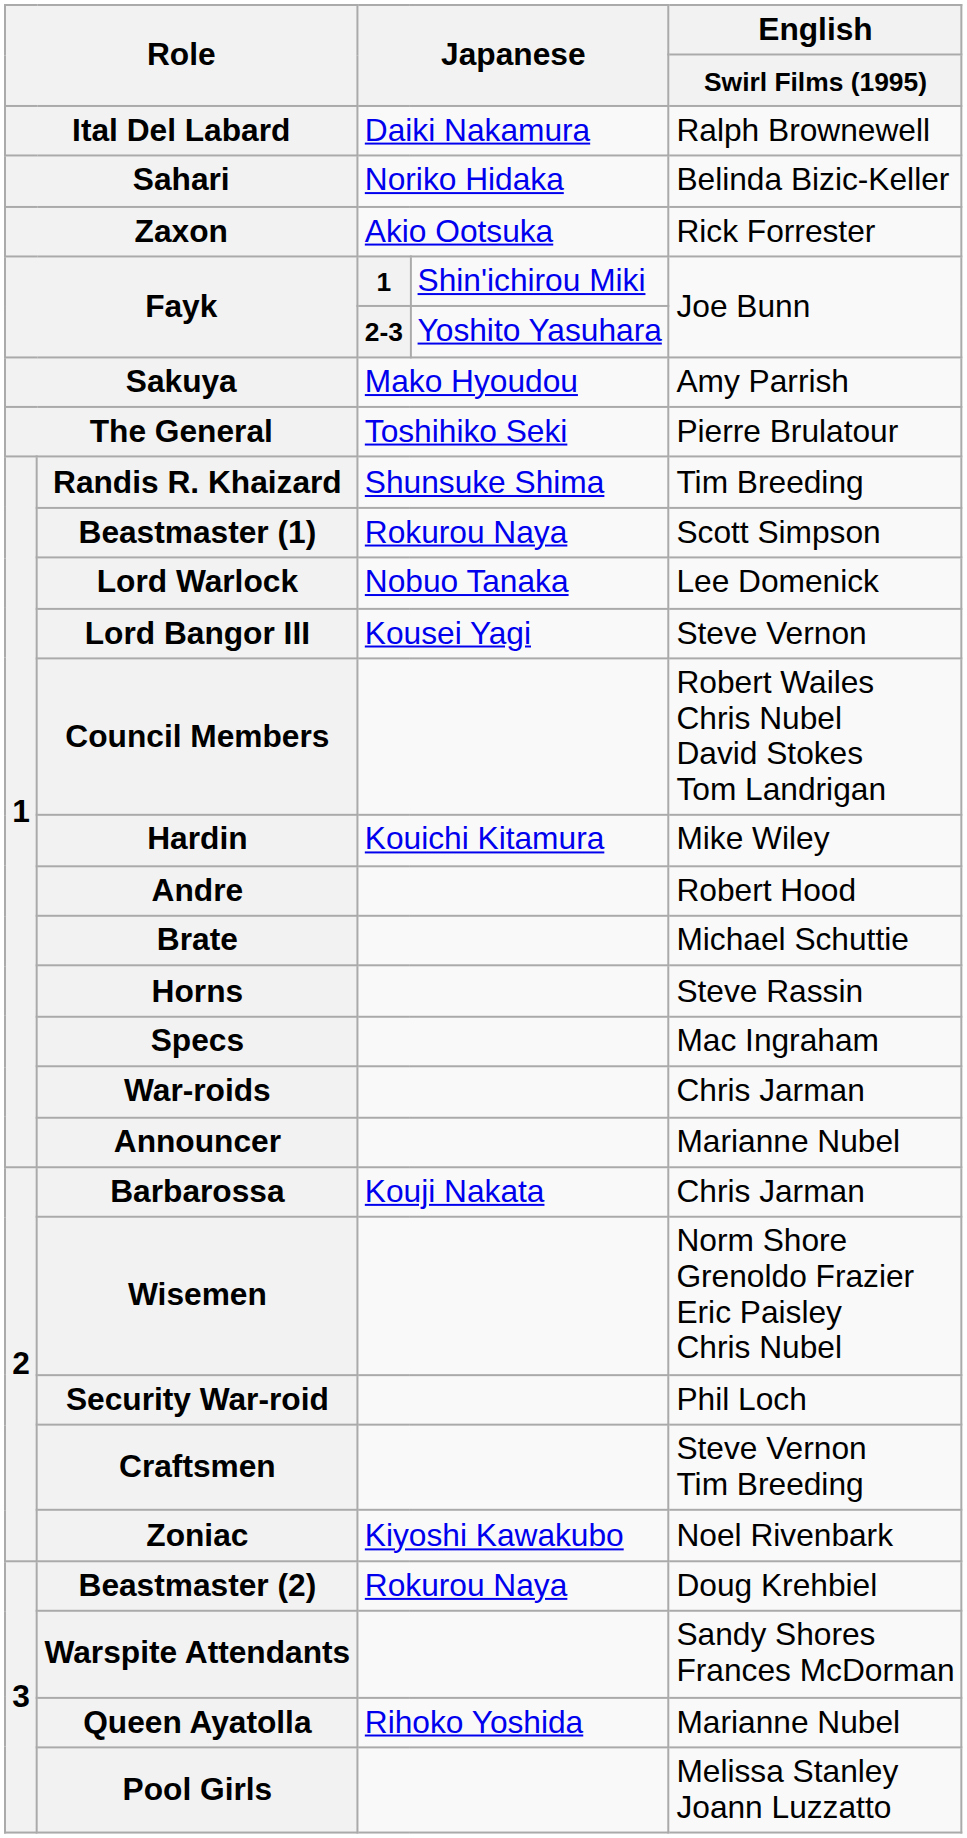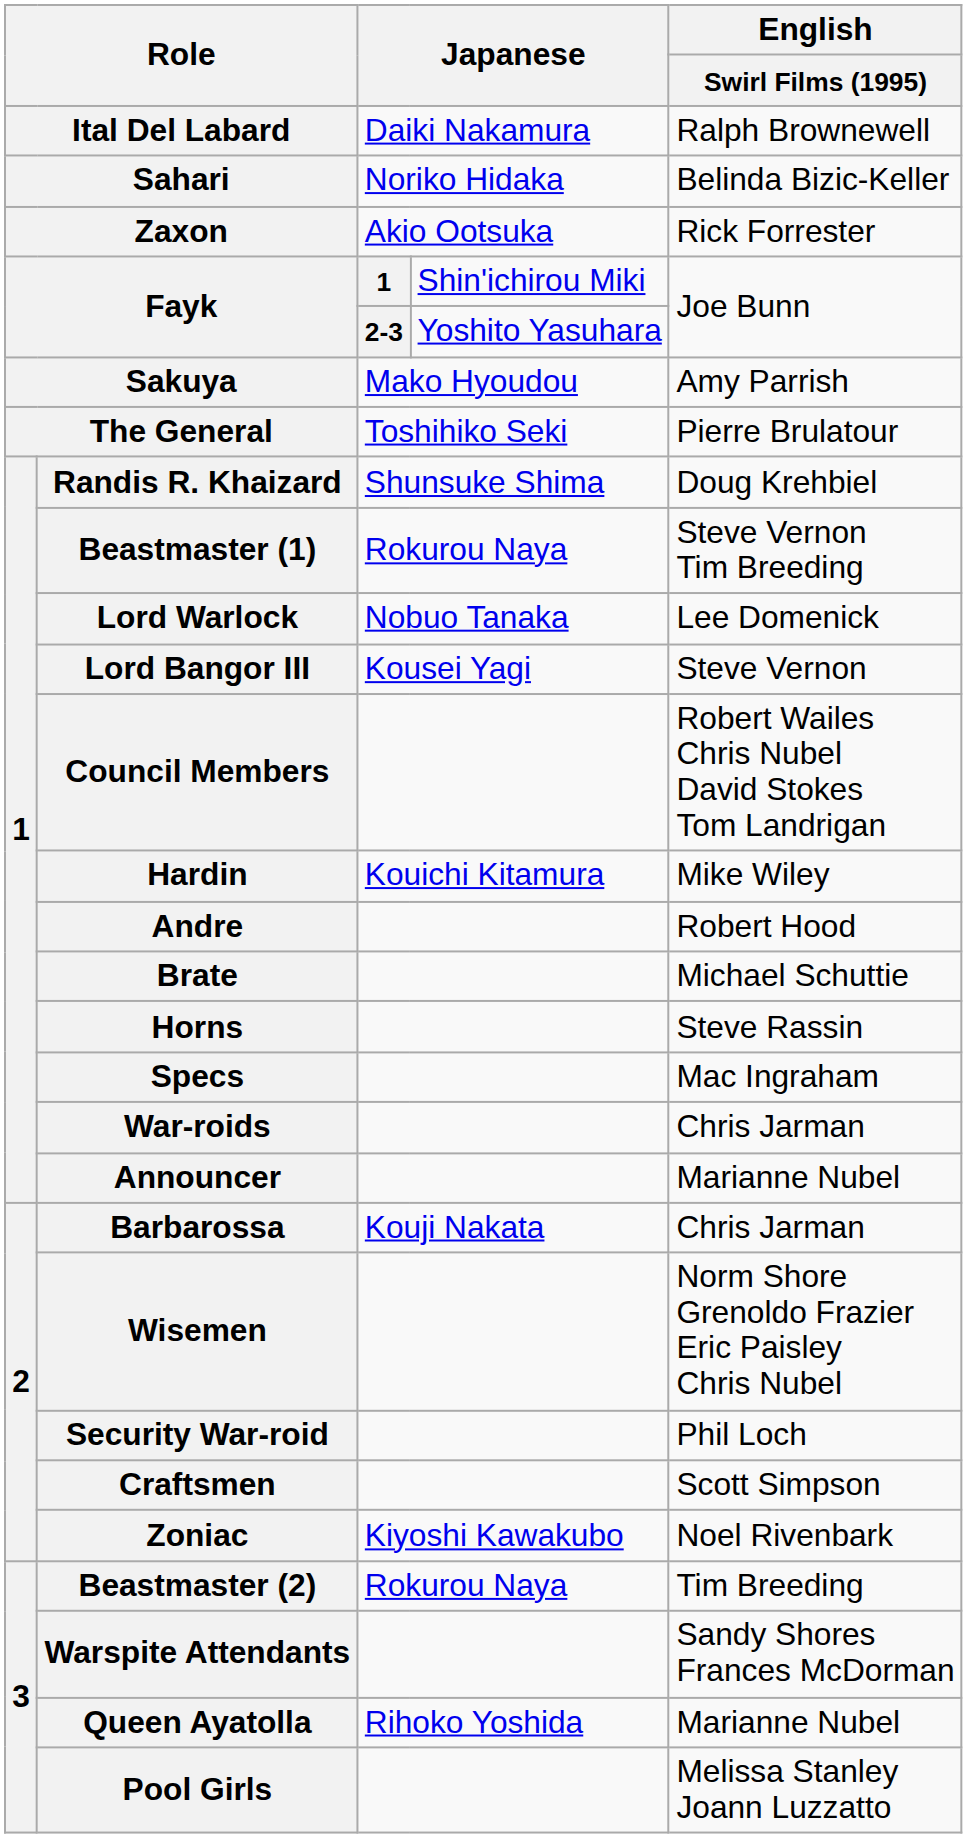(770, 481) Tim Breeding -> (777, 481) Doug Krehbiel
(779, 532) Scott Simpson -> (772, 549) Steve Vernon Tim Breeding
(772, 1467) Steve Vernon Tim Breeding -> (779, 1484) Scott Simpson
(777, 1585) Doug Krehbiel -> (770, 1585) Tim Breeding
